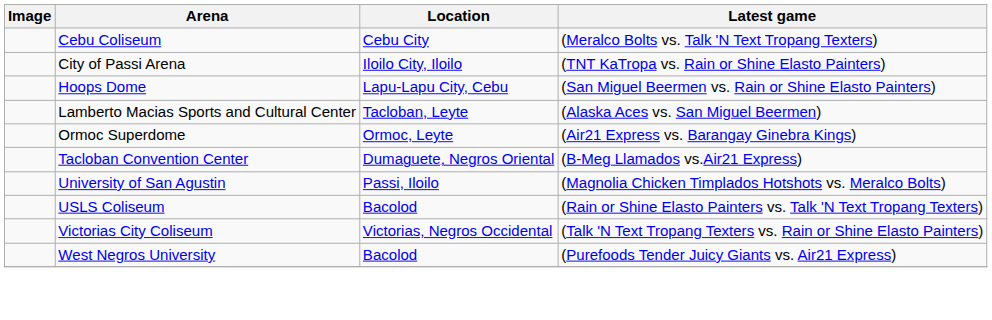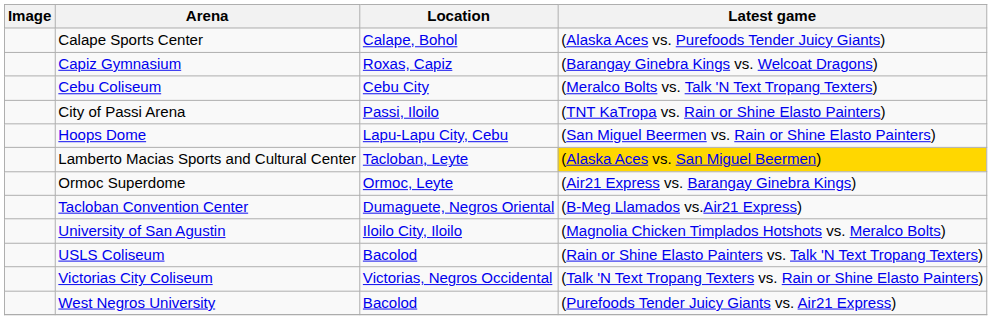+ row: (131, 40)
+ row: (120, 64)
(412, 64) Iloilo City, Iloilo -> (401, 111) Passi, Iloilo
(691, 111) no background -> (691, 159) gold background
(401, 183) Passi, Iloilo -> (412, 231) Iloilo City, Iloilo
